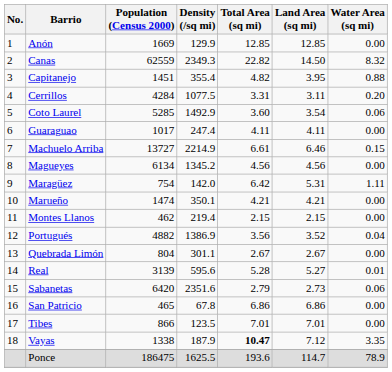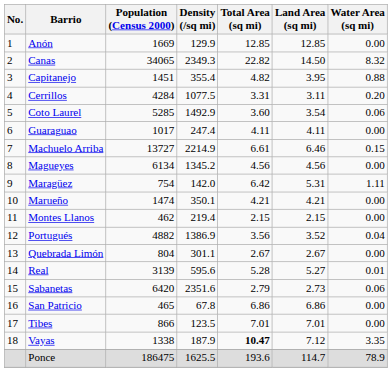(161, 60) 62559 -> (161, 60) 34065
